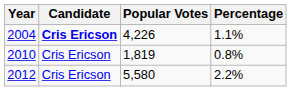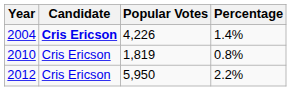(229, 34) 1.1% -> (229, 34) 1.4%
(139, 75) 5,580 -> (139, 75) 5,950
